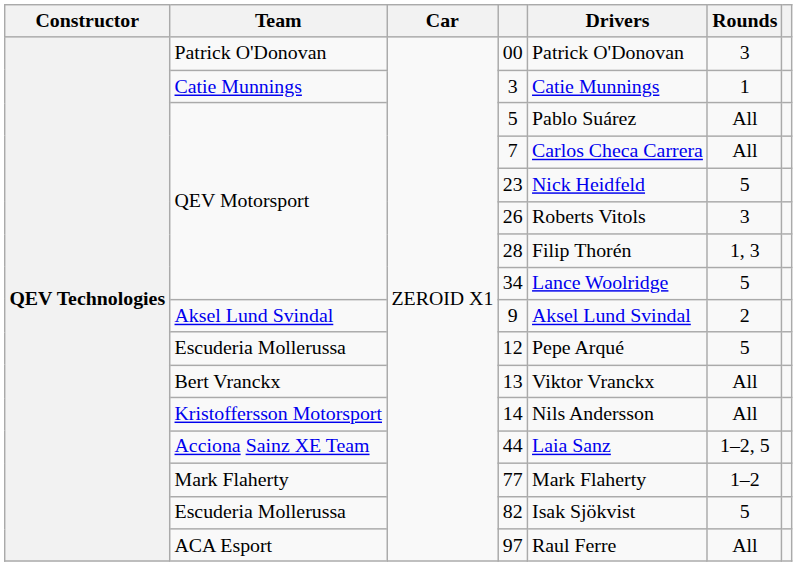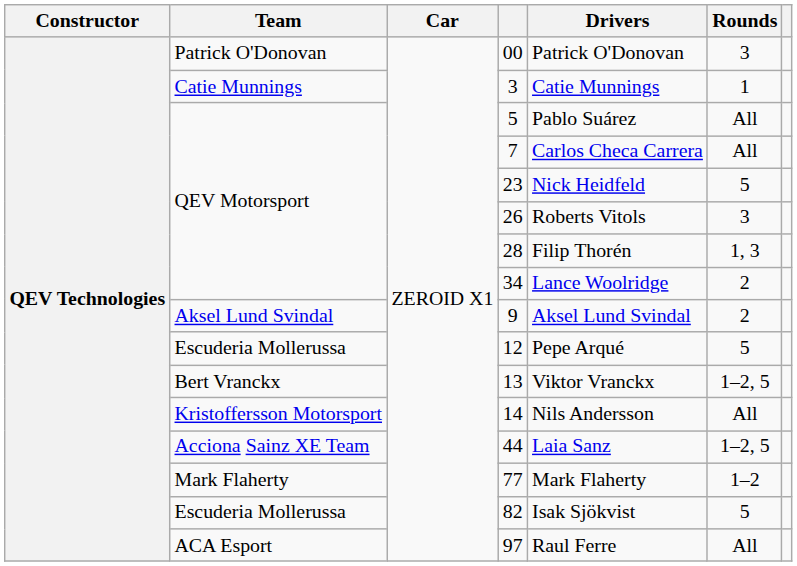(745, 282) 5 -> (745, 282) 2
(745, 380) All -> (745, 380) 1–2, 5
